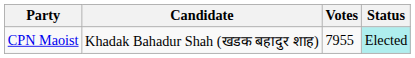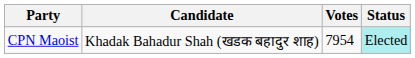(340, 40) 7955 -> (340, 40) 7954
